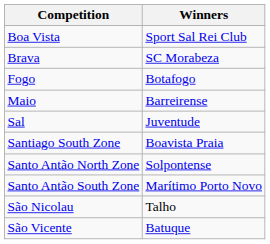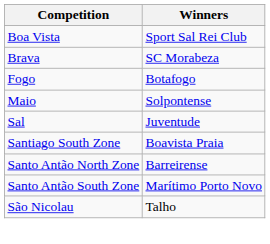(176, 100) Barreirense -> (178, 100) Solpontense
(178, 164) Solpontense -> (176, 164) Barreirense
- row: (40, 228)
